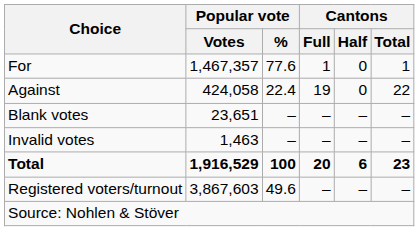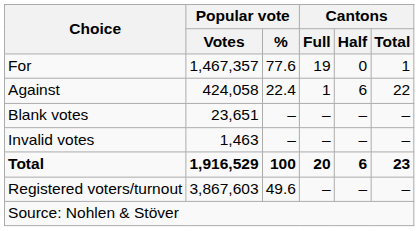(326, 66) 1 -> (322, 66) 19
(322, 90) 19 -> (326, 90) 1
(363, 90) 0 -> (363, 90) 6
